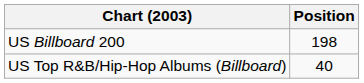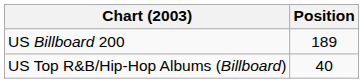(324, 41) 198 -> (324, 41) 189
